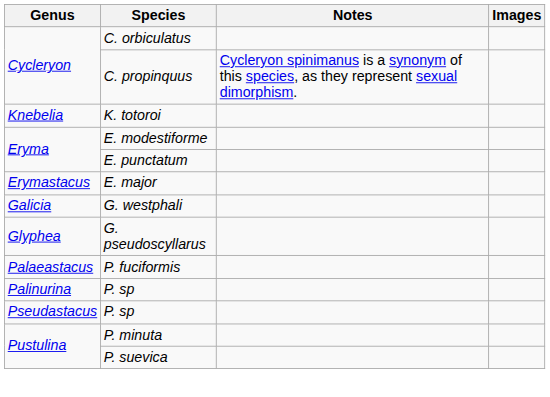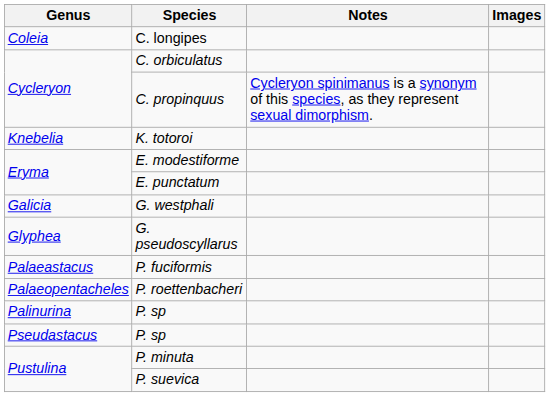+ row: (28, 38)
- row: (49, 183)
+ row: (68, 289)
